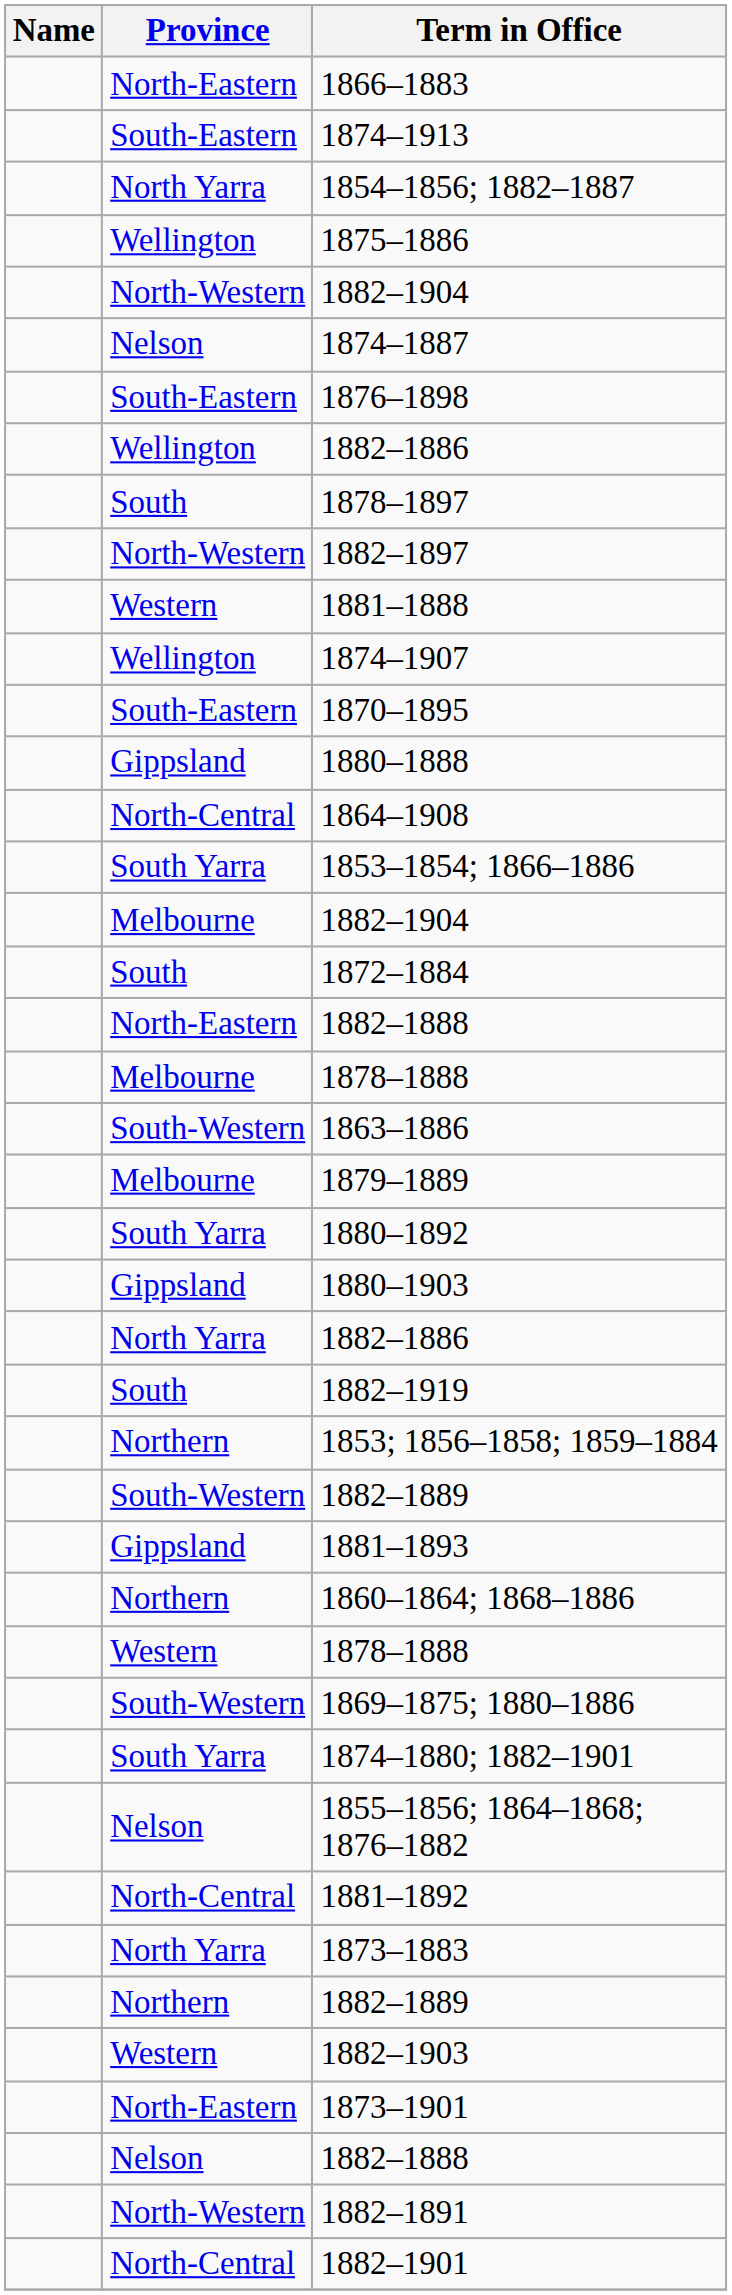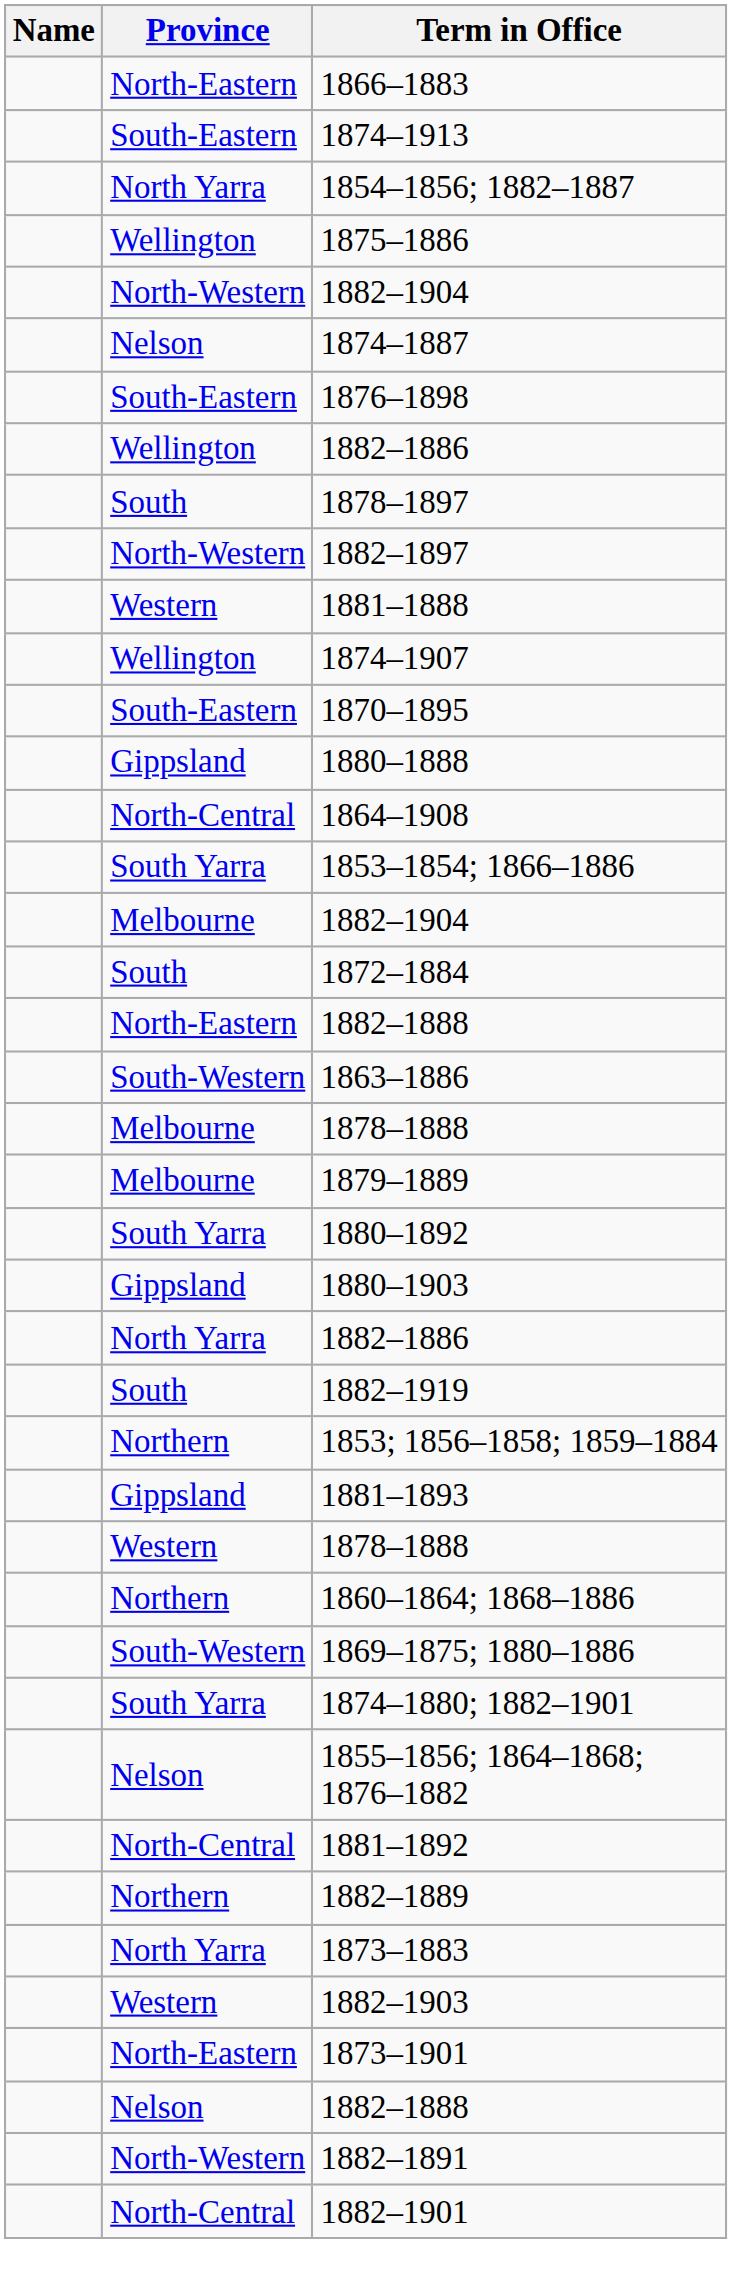rows swapped: (182, 1076) <-> (208, 1128)
- row: (208, 1494)
rows swapped: (170, 1598) <-> (164, 1651)
rows swapped: (170, 2001) <-> (188, 1949)
